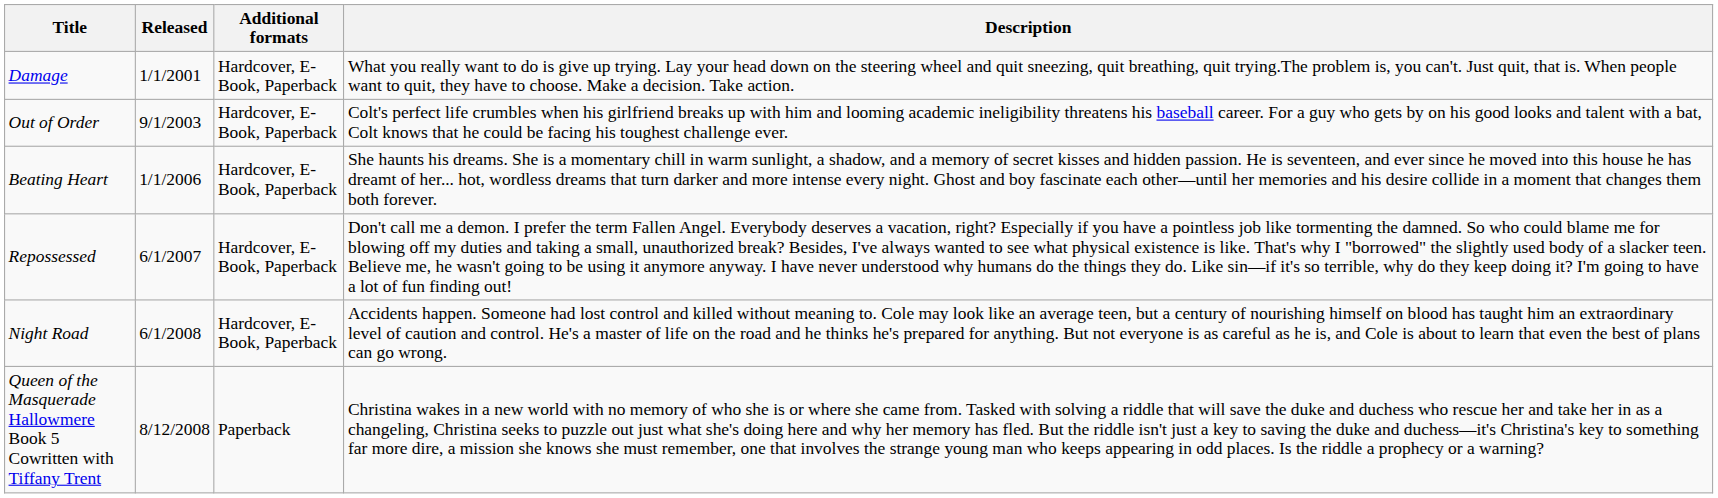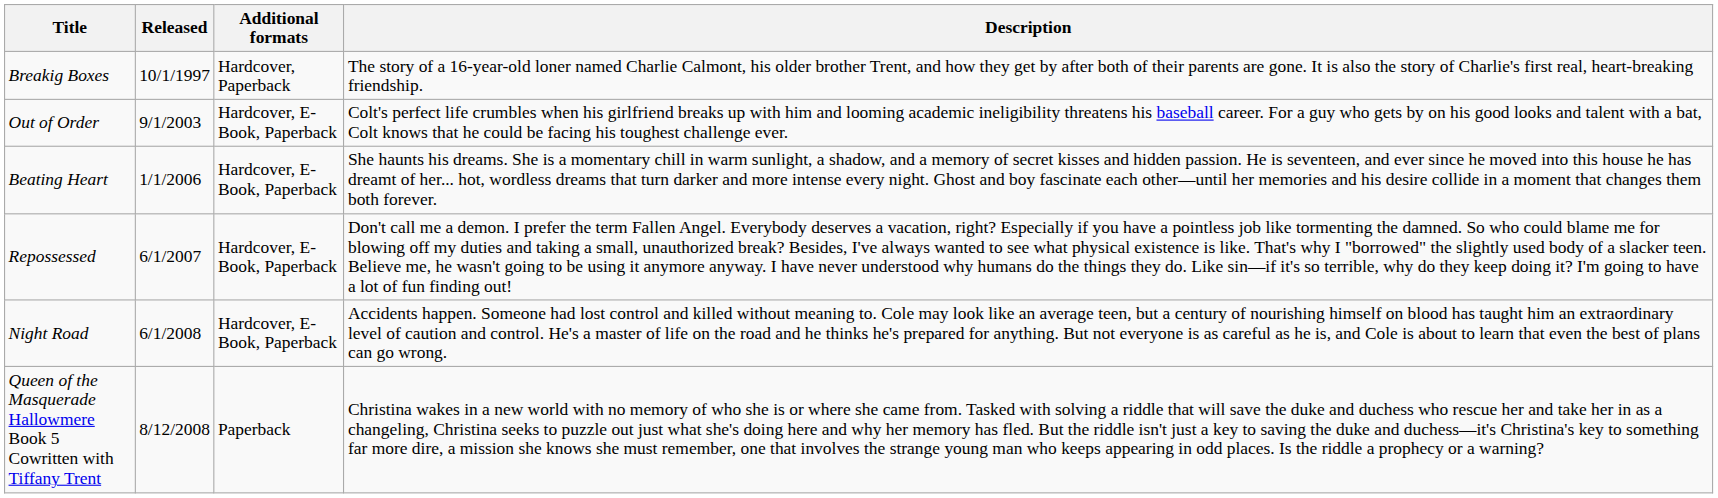+ row: (59, 75)
- row: (38, 75)
